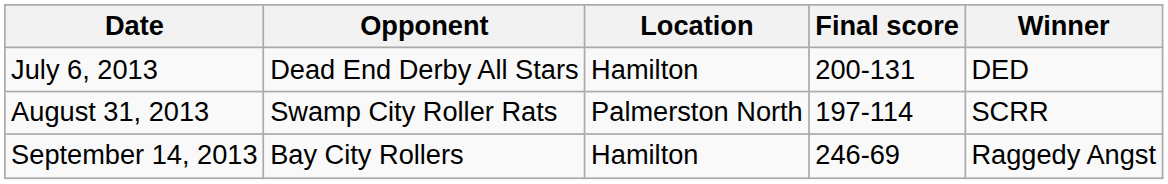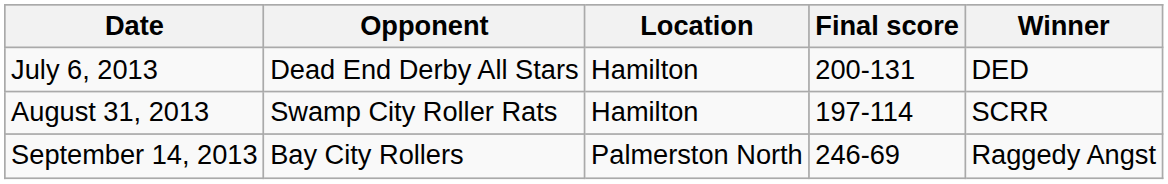(697, 112) Palmerston North -> (645, 112) Hamilton
(645, 155) Hamilton -> (697, 155) Palmerston North
